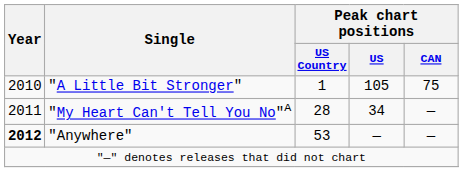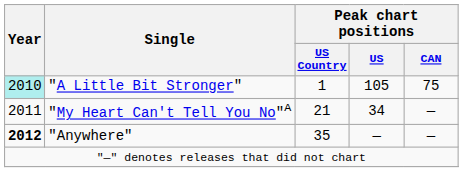(25, 87) no background -> (25, 87) paleturquoise background
(322, 111) 28 -> (322, 111) 21
(322, 136) 53 -> (322, 136) 35
